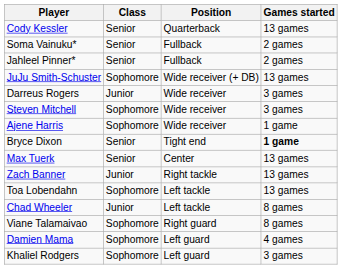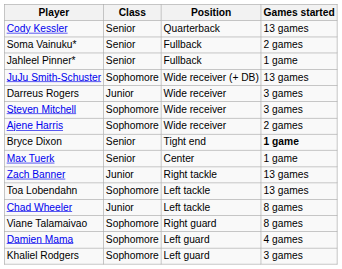(283, 61) 2 games -> (281, 61) 1 game
(281, 126) 1 game -> (283, 126) 2 games
(286, 158) 13 games -> (281, 158) 1 game
